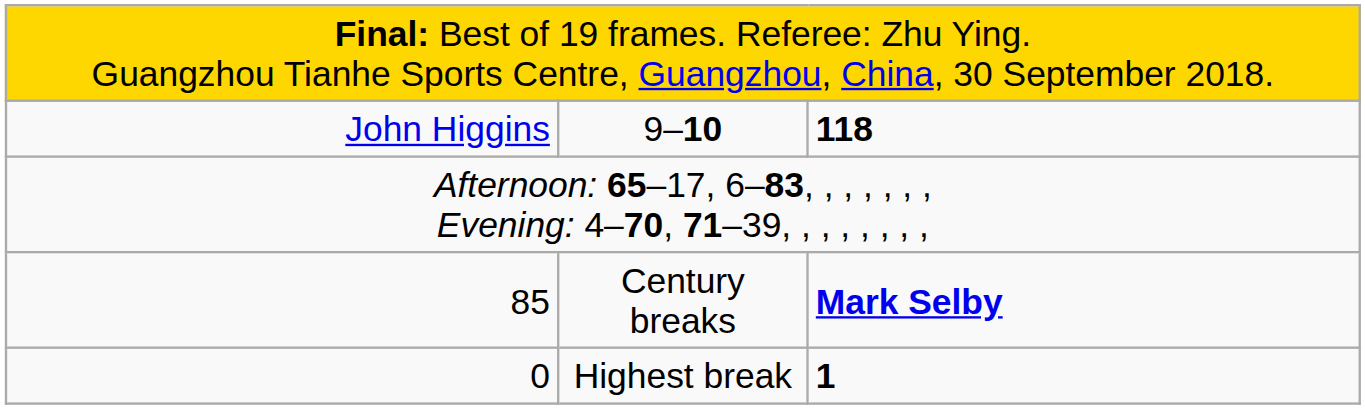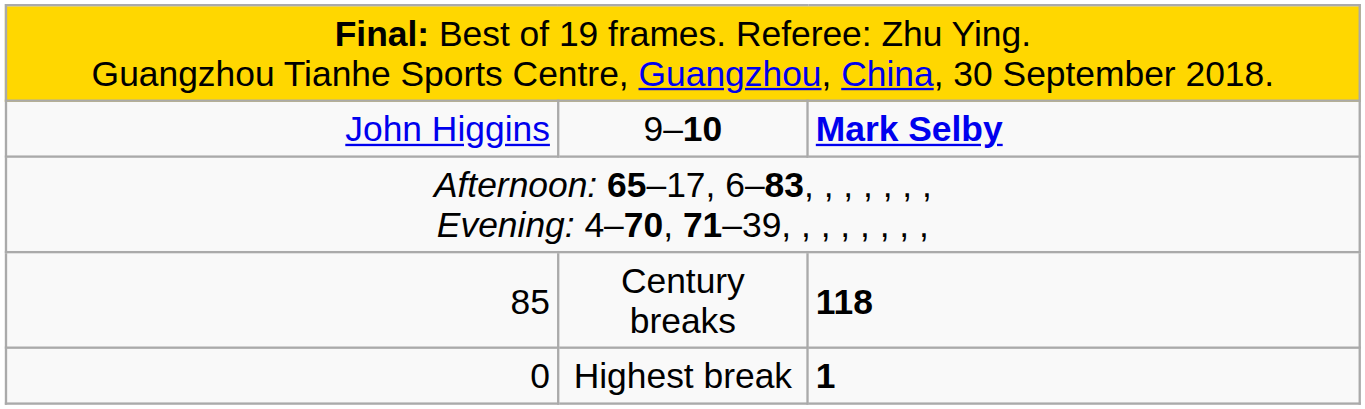(844, 129) 118 -> (909, 129) Mark Selby
(909, 301) Mark Selby -> (844, 301) 118
